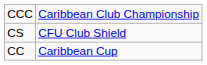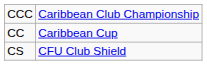rows swapped: (16, 51) <-> (15, 33)
